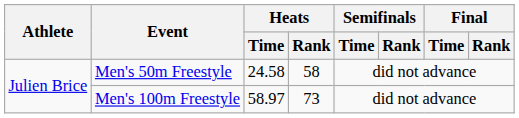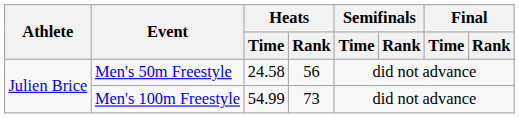(312, 72) 58 -> (312, 72) 56
(266, 99) 58.97 -> (266, 99) 54.99
